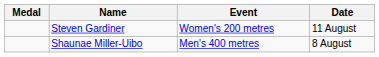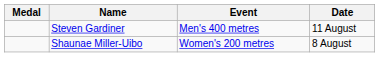(227, 29) Women's 200 metres -> (219, 29) Men's 400 metres
(219, 45) Men's 400 metres -> (227, 45) Women's 200 metres
